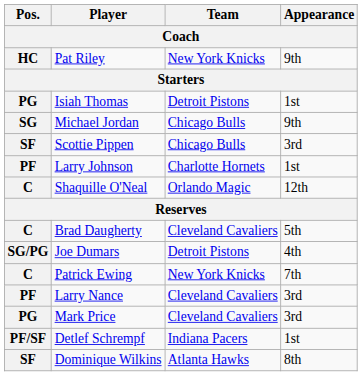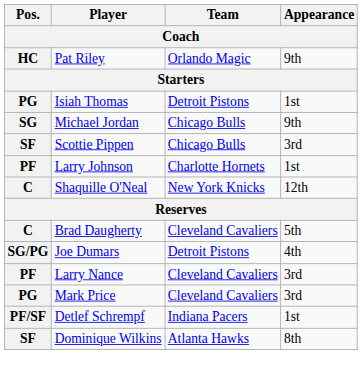(216, 58) New York Knicks -> (209, 58) Orlando Magic
(209, 187) Orlando Magic -> (216, 187) New York Knicks
- row: (93, 274)
